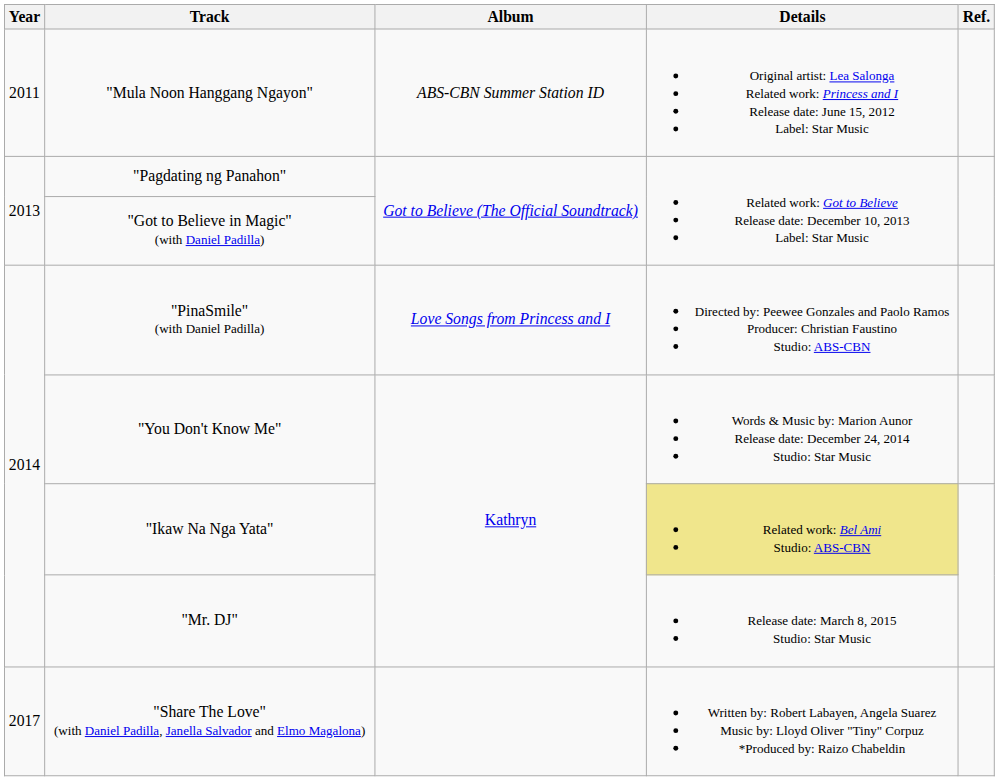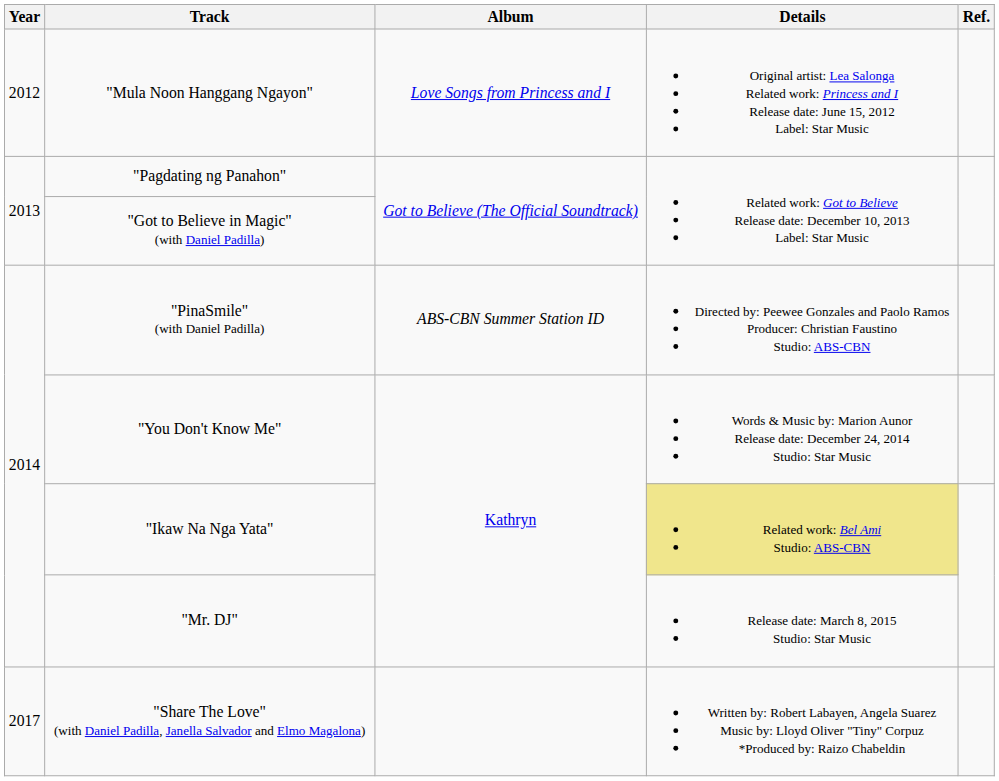(24, 92) 2011 -> (24, 92) 2012
(511, 92) ABS-CBN Summer Station ID -> (511, 92) Love Songs from Princess and I
(511, 319) Love Songs from Princess and I -> (511, 319) ABS-CBN Summer Station ID
